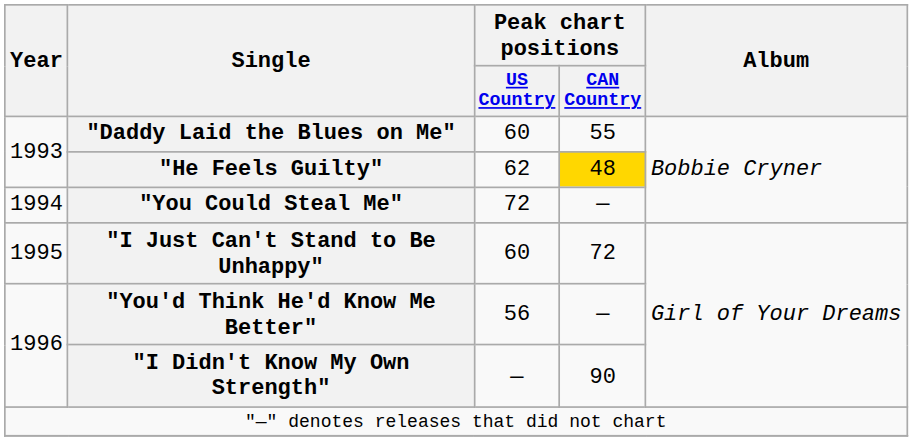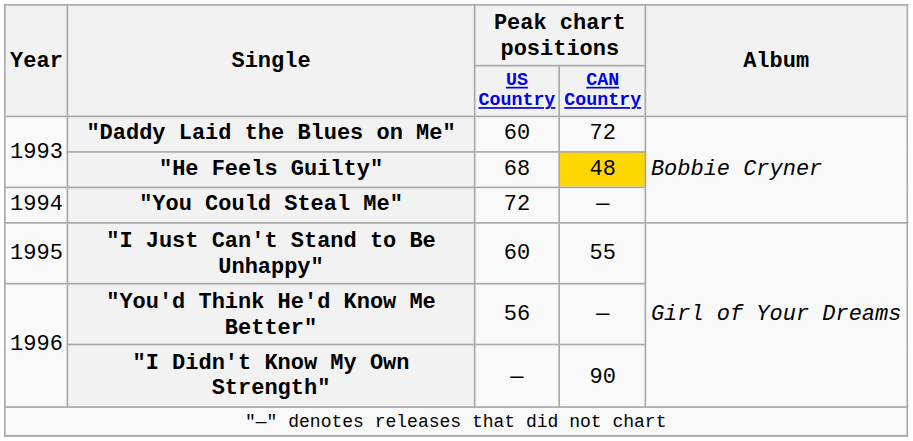(603, 133) 55 -> (603, 133) 72
(517, 169) 62 -> (517, 169) 68
(603, 254) 72 -> (603, 254) 55
